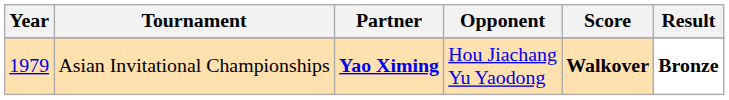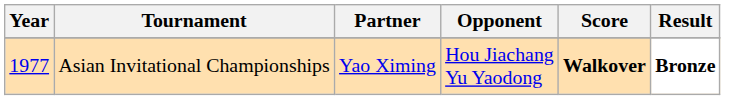(29, 65) 1979 -> (29, 65) 1977
(389, 65) bold -> (387, 65) normal
